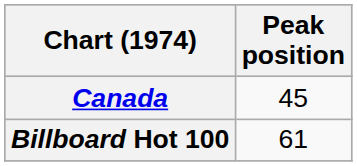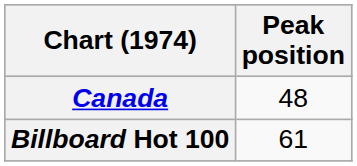(293, 97) 45 -> (293, 97) 48
